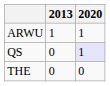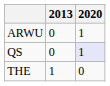(52, 33) 1 -> (52, 33) 0
(52, 71) 0 -> (52, 71) 1
